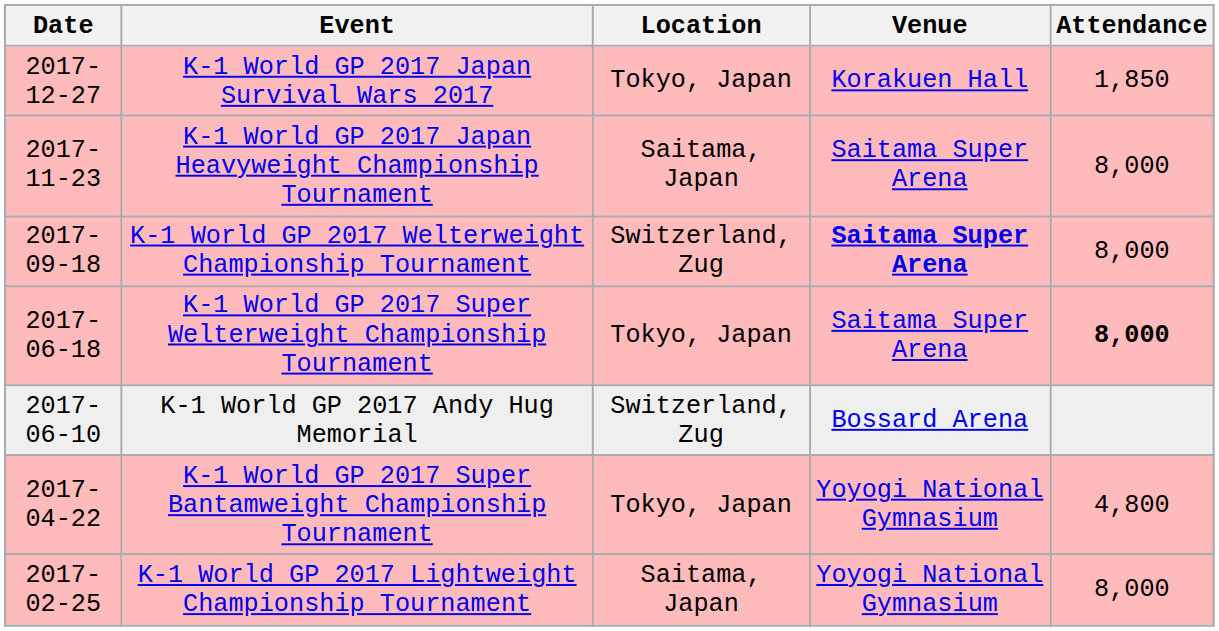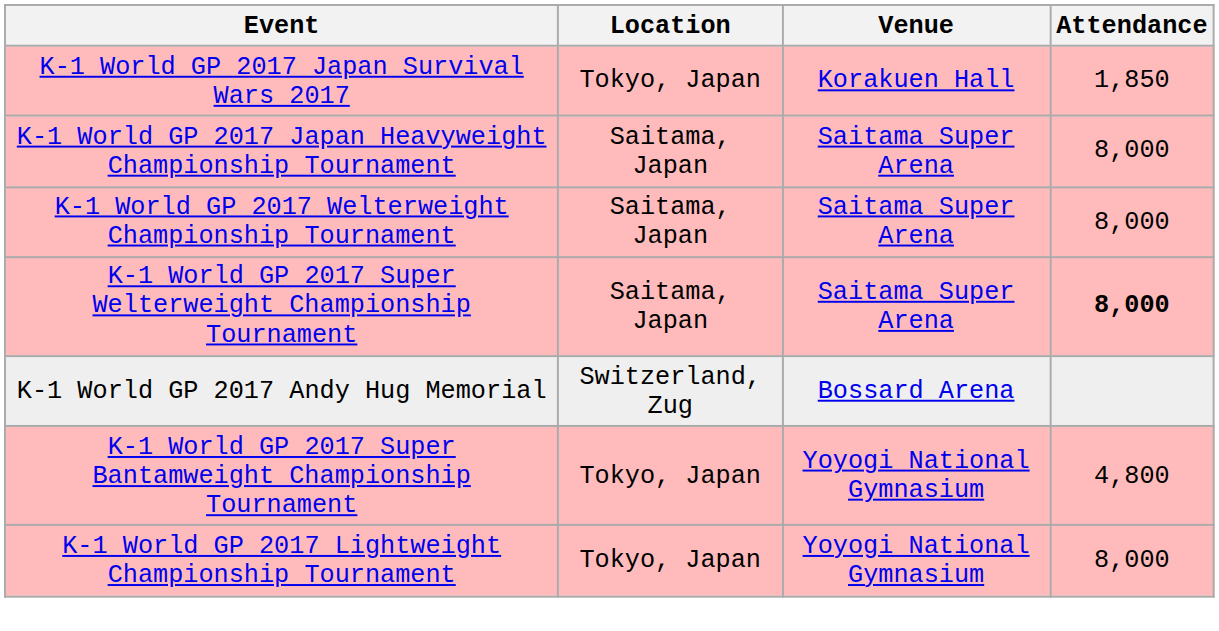- column: (63, 26)
(701, 251) Switzerland, Zug -> (670, 222) Saitama, Japan
(930, 251) bold -> (916, 222) normal
(701, 335) Tokyo, Japan -> (670, 306) Saitama, Japan
(701, 590) Saitama, Japan -> (670, 561) Tokyo, Japan
